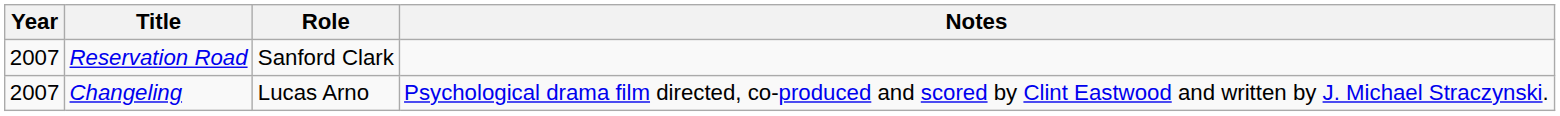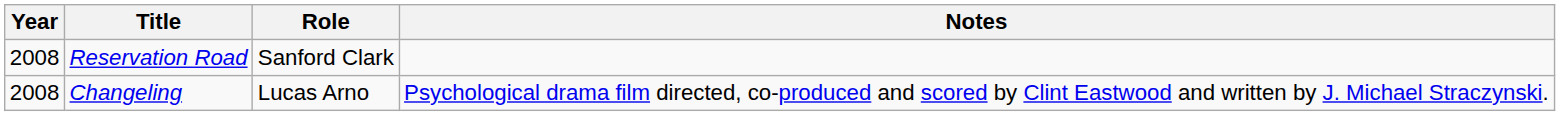(35, 57) 2007 -> (35, 57) 2008
(35, 92) 2007 -> (35, 92) 2008
